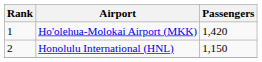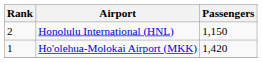rows swapped: (118, 31) <-> (106, 48)
